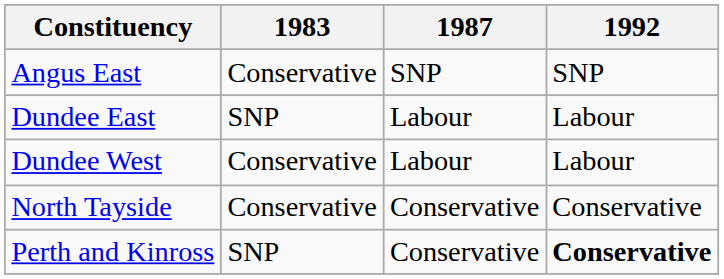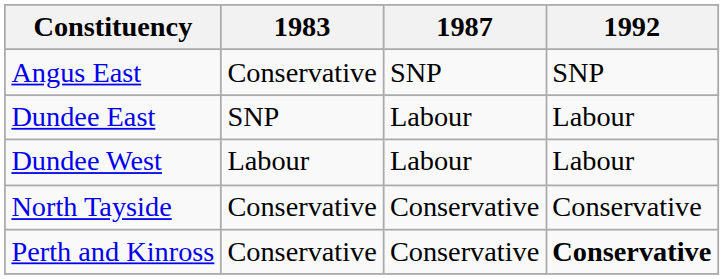(302, 161) Conservative -> (268, 161) Labour
(253, 251) SNP -> (302, 251) Conservative
